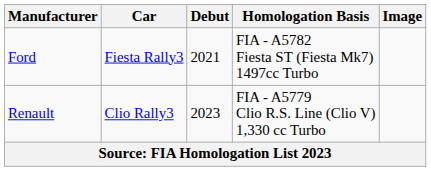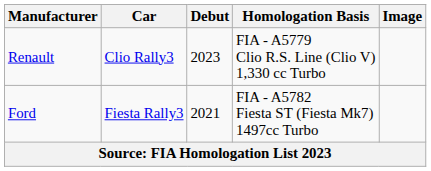rows swapped: (22, 56) <-> (31, 113)
